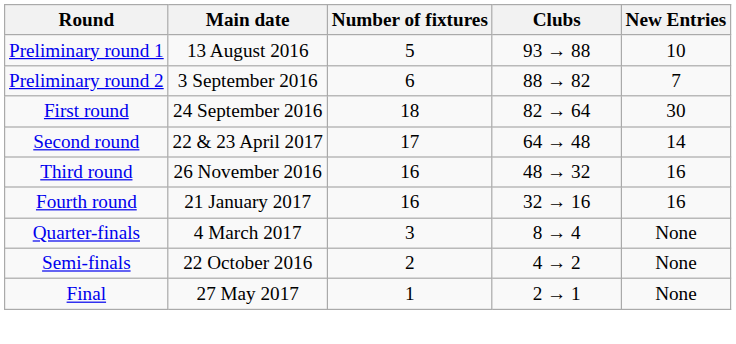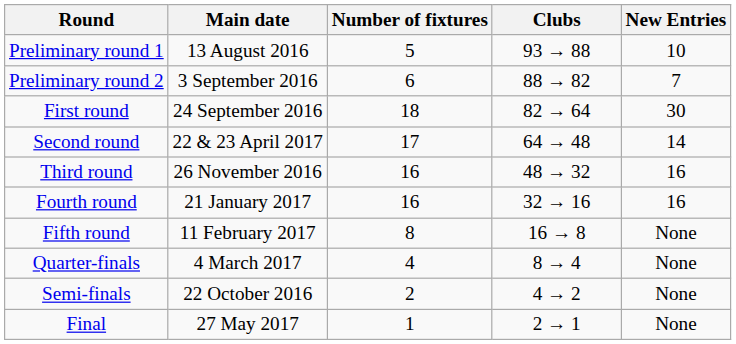+ row: (86, 232)
(410, 232) 3 -> (410, 263) 4
